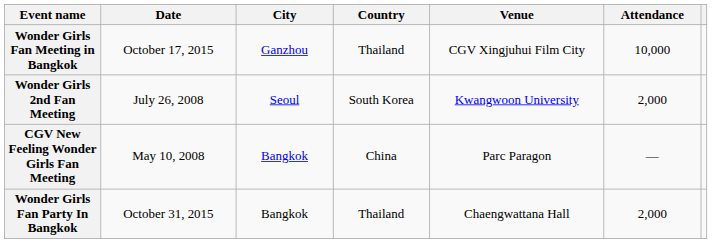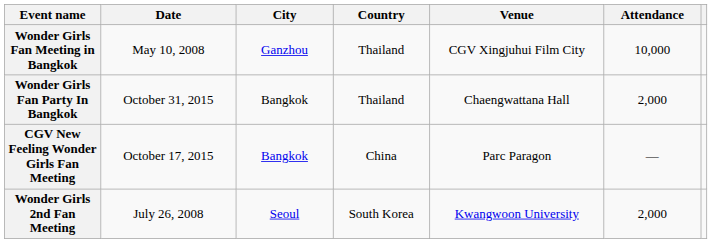(168, 49) October 17, 2015 -> (168, 49) May 10, 2008
rows swapped: (52, 99) <-> (52, 213)
(168, 156) May 10, 2008 -> (168, 156) October 17, 2015
